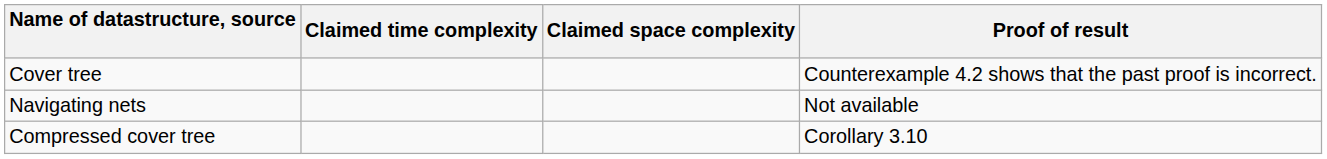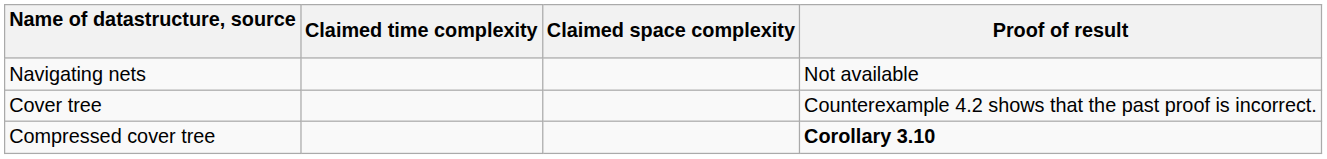rows swapped: (78, 105) <-> (56, 74)
(866, 136) normal -> (870, 136) bold
